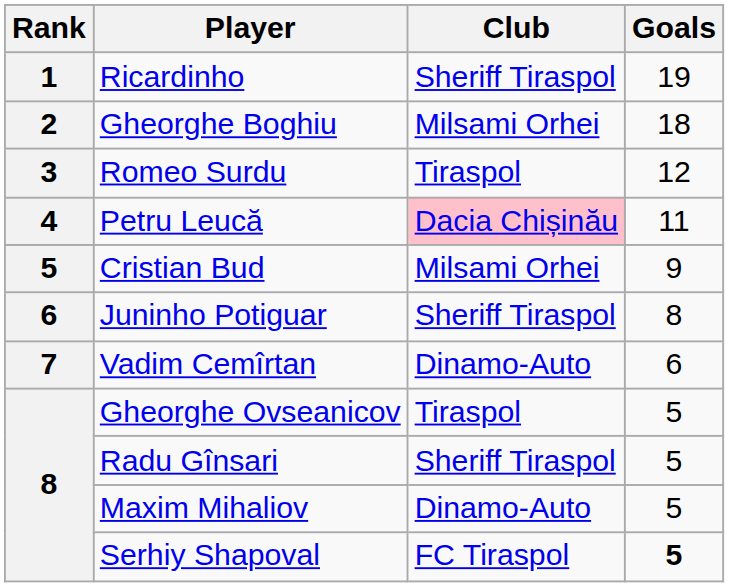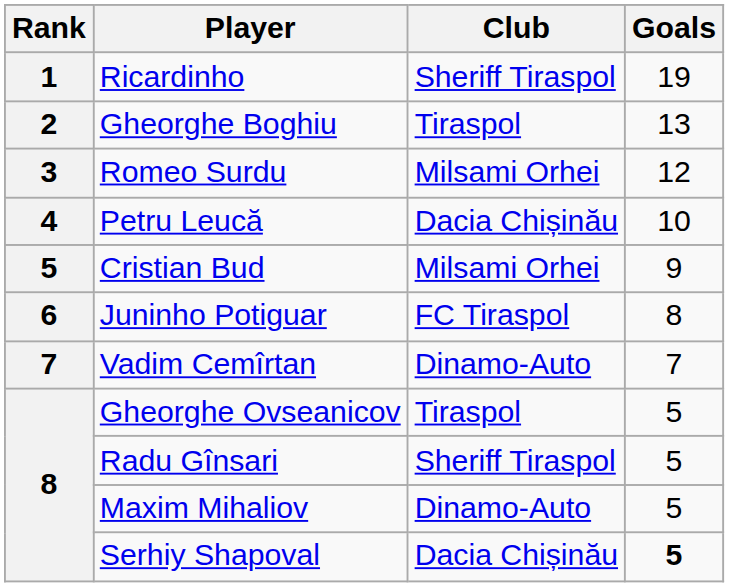(507, 124) Milsami Orhei -> (468, 124) Tiraspol
(674, 124) 18 -> (674, 124) 13
(468, 172) Tiraspol -> (507, 172) Milsami Orhei
(516, 220) pink background -> (516, 220) no background
(674, 220) 11 -> (674, 220) 10
(515, 316) Sheriff Tiraspol -> (492, 316) FC Tiraspol
(674, 364) 6 -> (674, 364) 7
(492, 556) FC Tiraspol -> (516, 556) Dacia Chișinău
